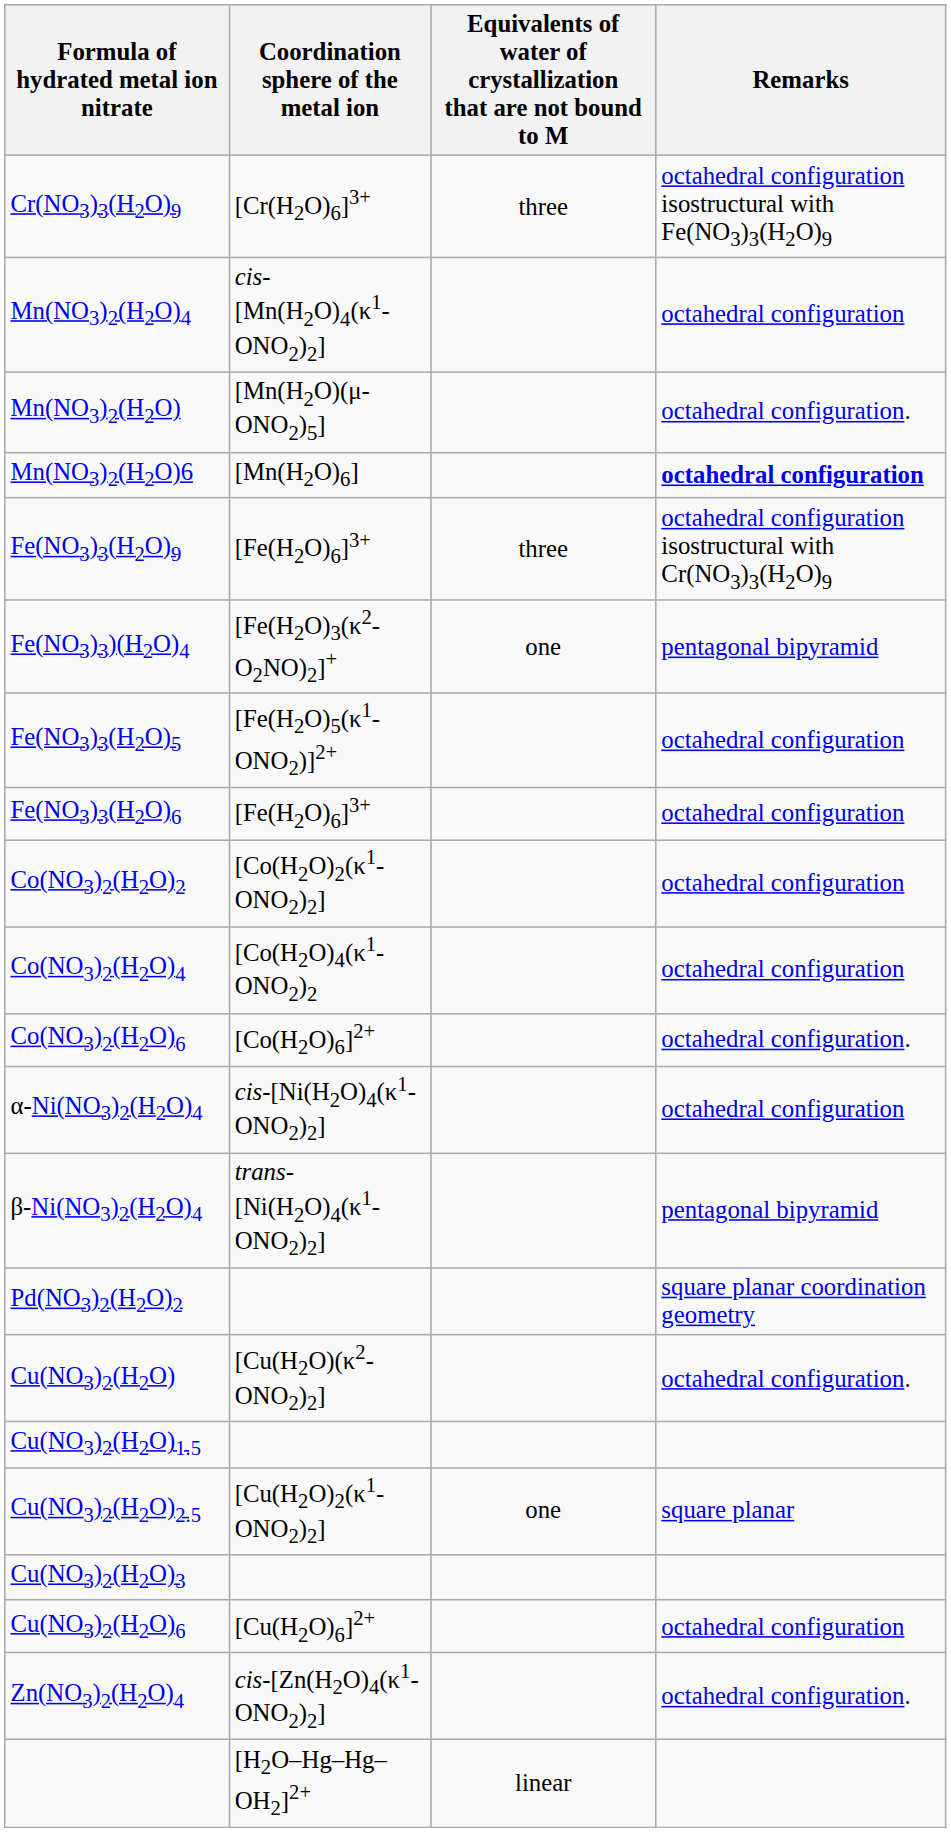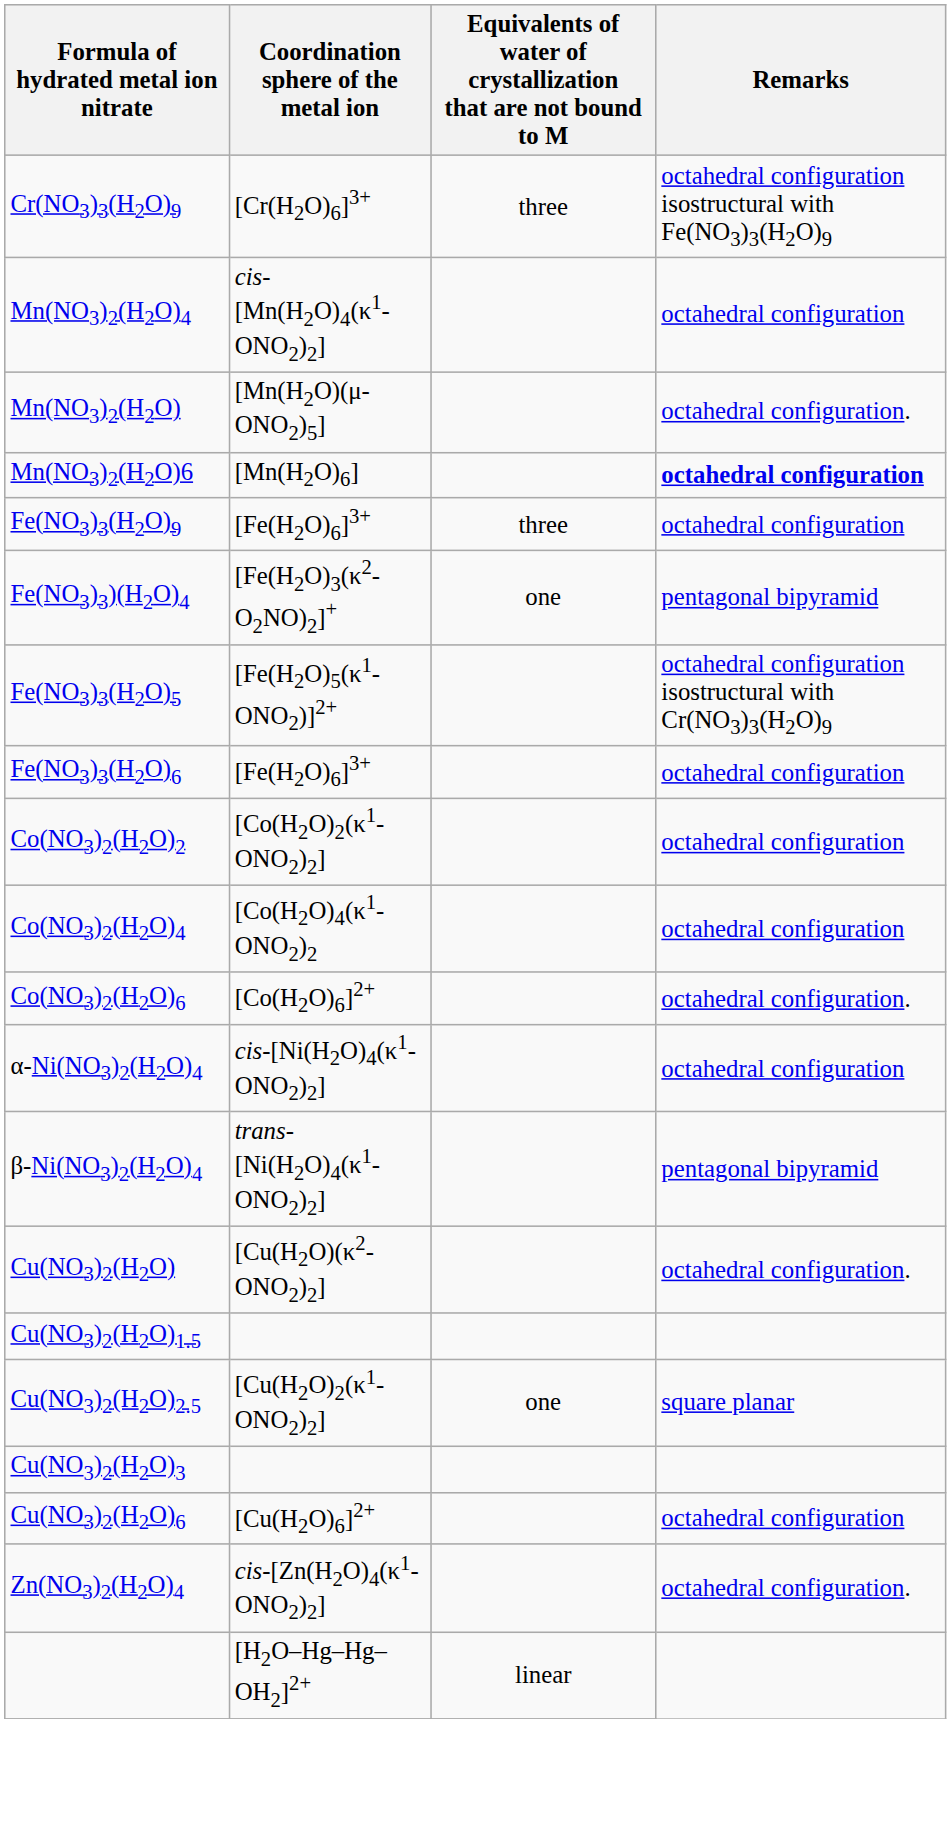(783, 548) octahedral configuration isostructural with Cr(NO3)3(H2O)9 -> (783, 524) octahedral configuration
(783, 739) octahedral configuration -> (783, 694) octahedral configuration isostructural with Cr(NO3)3(H2O)9
- row: (97, 1301)
